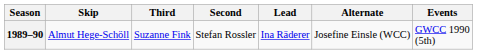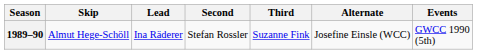columns swapped: (162, 12) <-> (285, 12)
